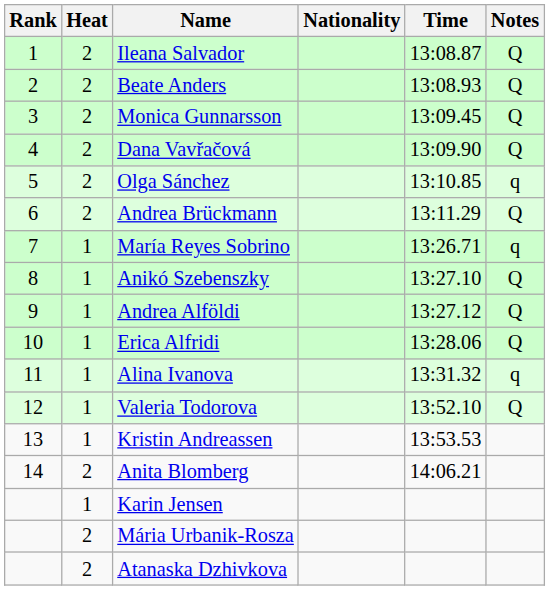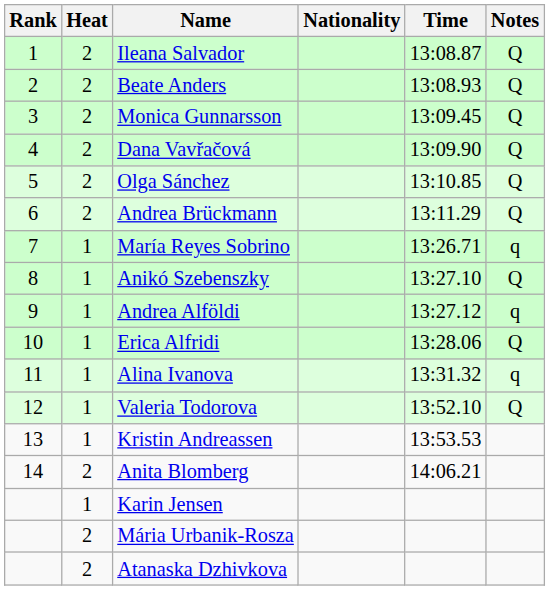(515, 181) q -> (515, 181) Q
(515, 310) Q -> (515, 310) q
